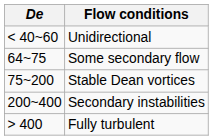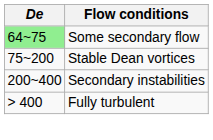- row: (110, 37)
(27, 59) no background -> (27, 37) lightgreen background
